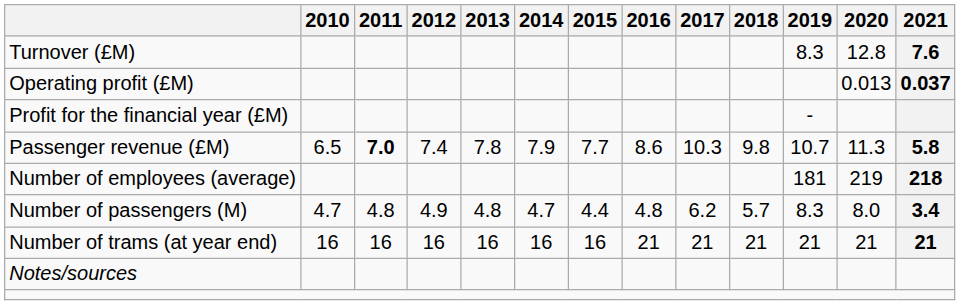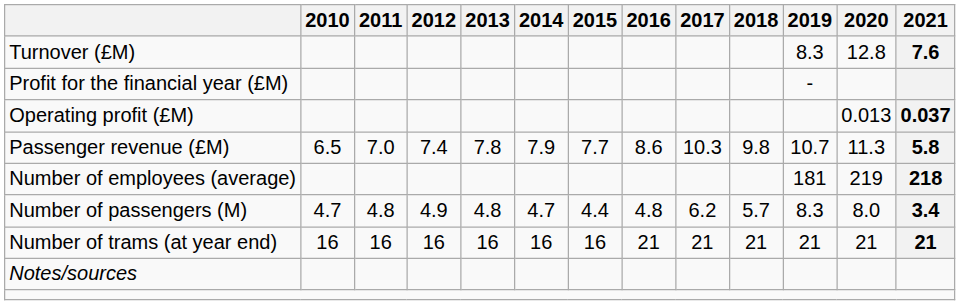rows swapped: (101, 83) <-> (149, 115)
(381, 147) bold -> (381, 147) normal
